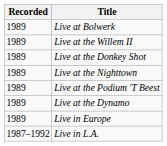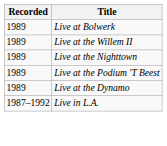- row: (100, 57)
- row: (82, 118)
